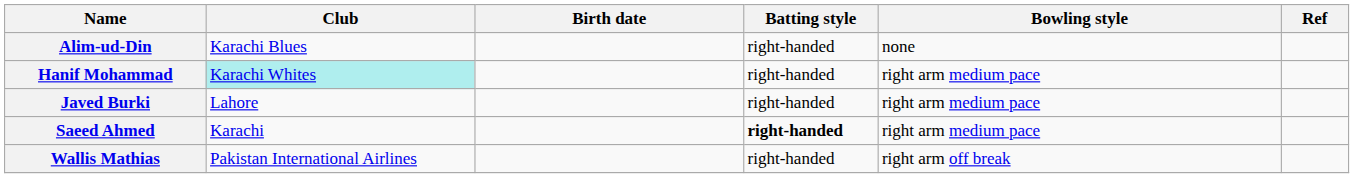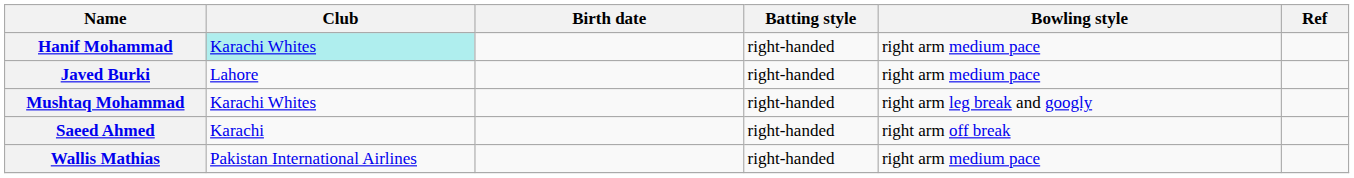- row: (105, 46)
+ row: (105, 102)
(795, 131) bold -> (791, 131) normal
(961, 131) right arm medium pace -> (946, 131) right arm off break
(946, 159) right arm off break -> (961, 159) right arm medium pace
